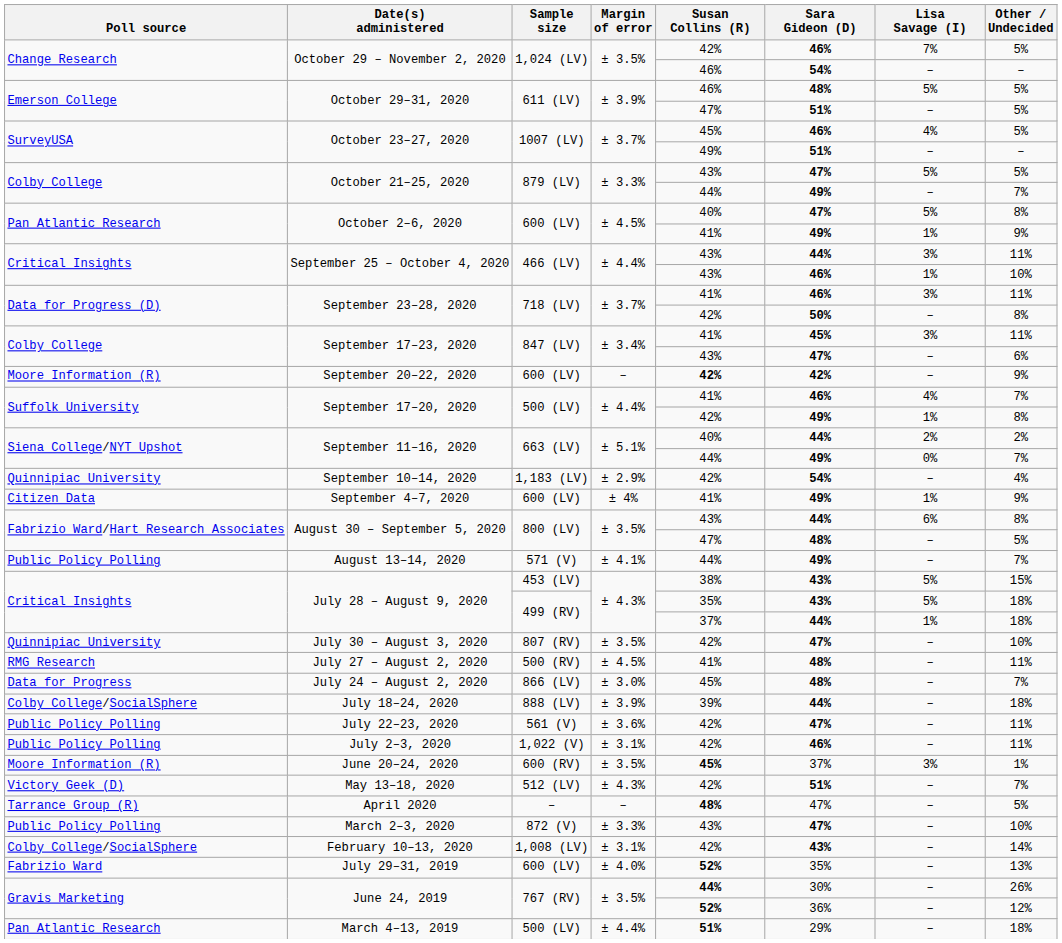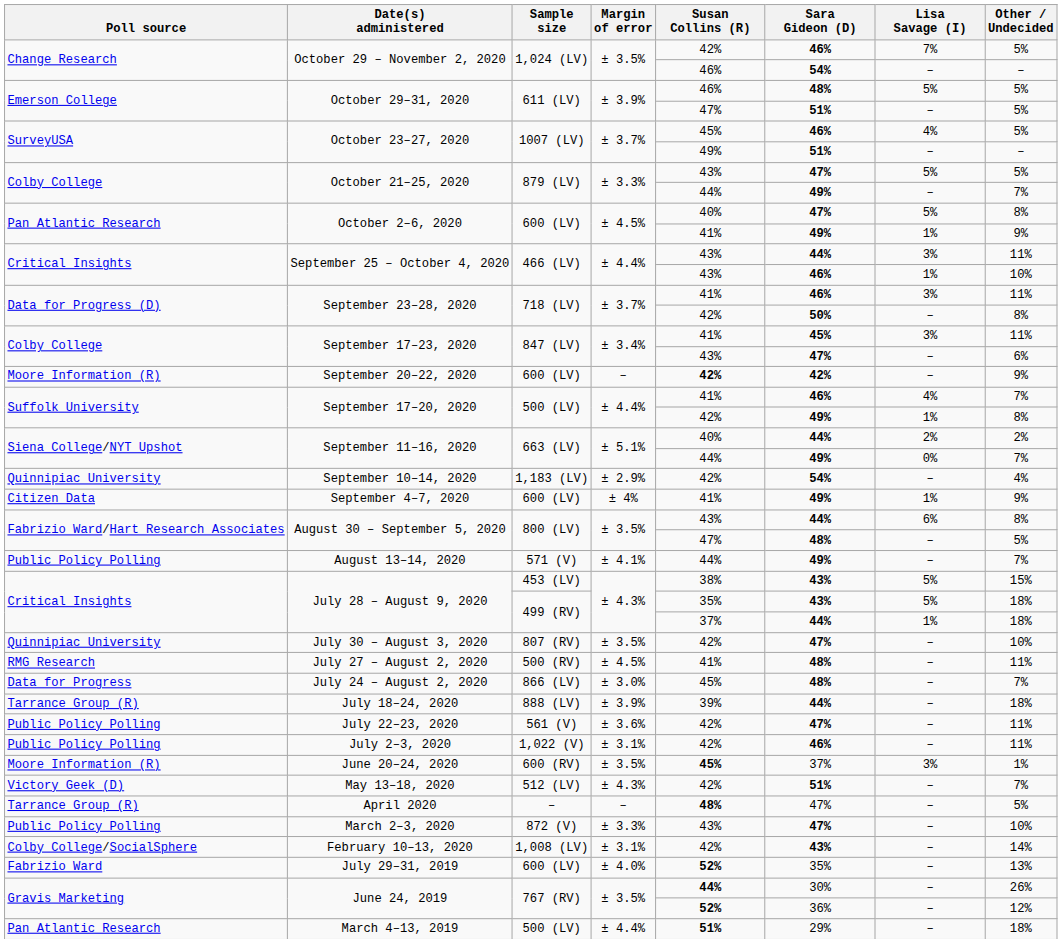(102, 704) Colby College/SocialSphere -> (73, 704) Tarrance Group (R)
